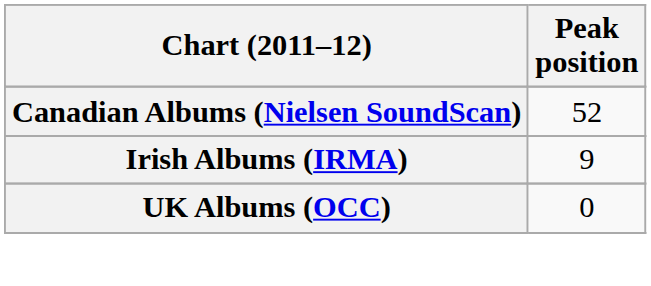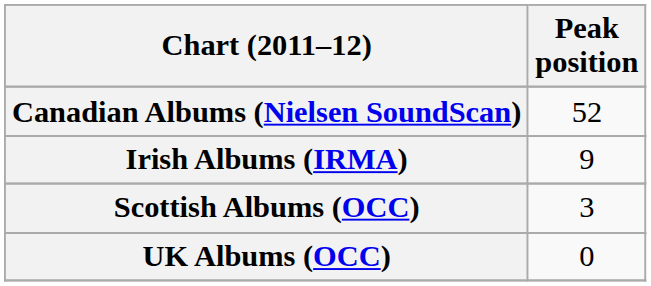+ row: (267, 207)
